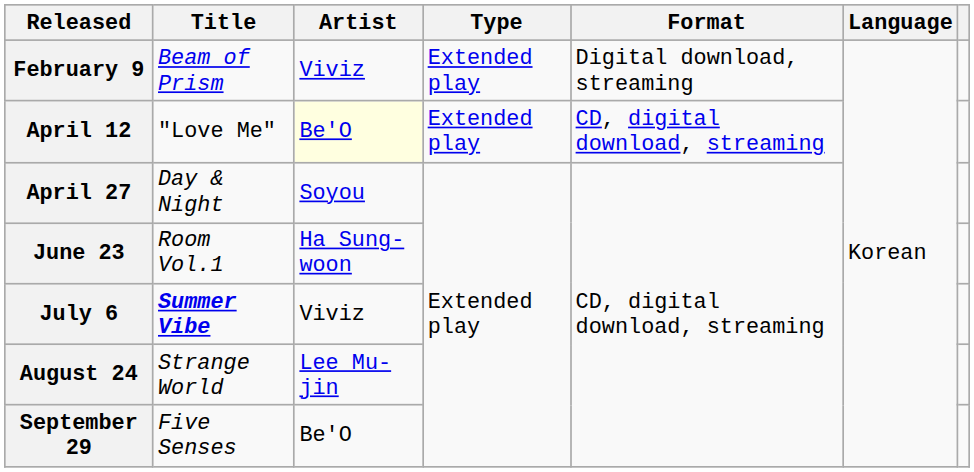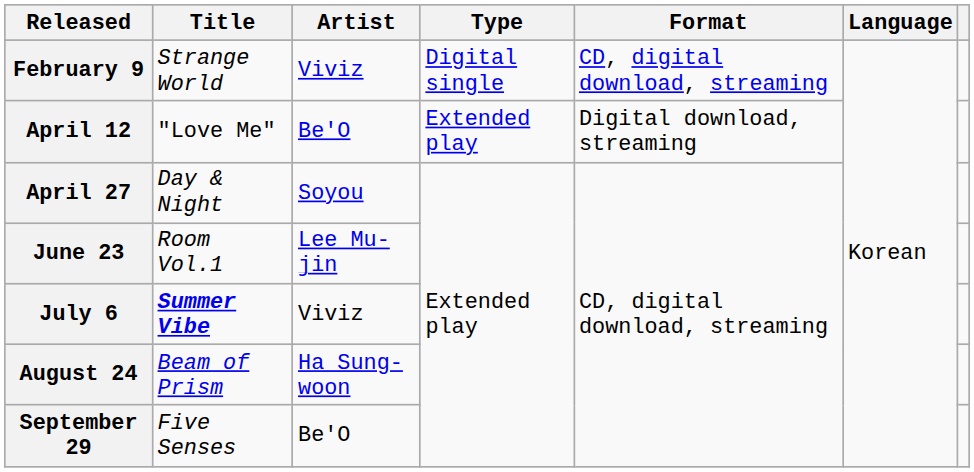(204, 71) Beam of Prism -> (203, 71) Strange World
(480, 71) Extended play -> (471, 71) Digital single
(687, 71) Digital download, streaming -> (704, 71) CD, digital download, streaming
(326, 132) lightyellow background -> (324, 132) no background
(700, 132) CD, digital download, streaming -> (690, 132) Digital download, streaming
(352, 253) Ha Sung-woon -> (344, 253) Lee Mu-jin
(204, 375) Strange World -> (203, 375) Beam of Prism
(345, 375) Lee Mu-jin -> (350, 375) Ha Sung-woon
